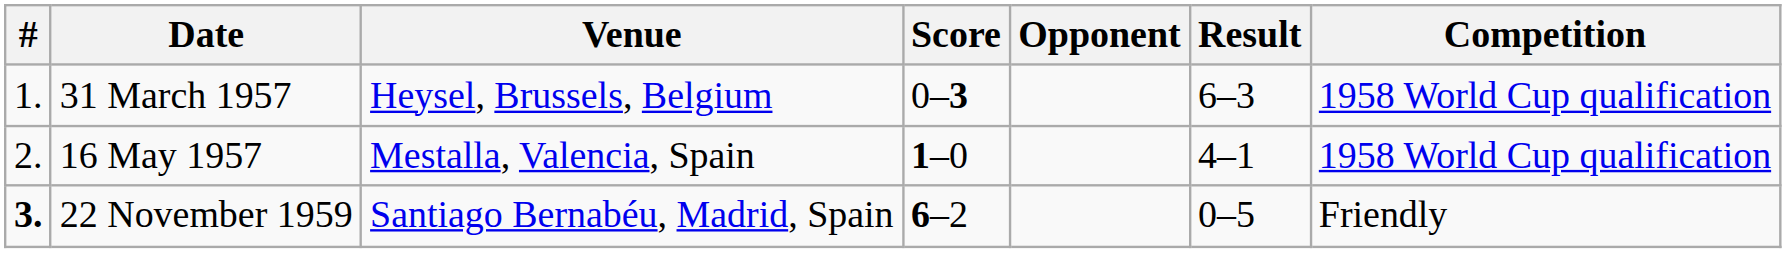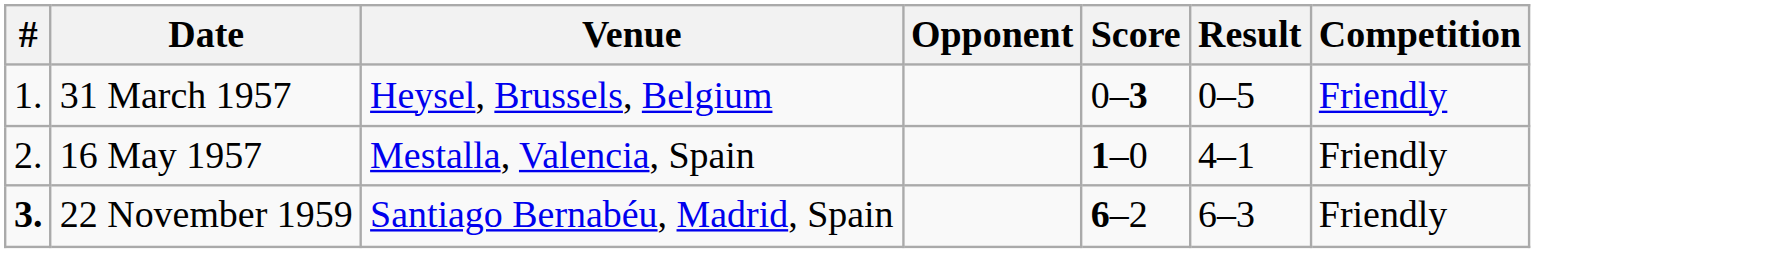columns swapped: (1099, 34) <-> (956, 34)
(1227, 94) 6–3 -> (1227, 94) 0–5
(1545, 94) 1958 World Cup qualification -> (1383, 94) Friendly
(1545, 154) 1958 World Cup qualification -> (1383, 154) Friendly
(1227, 214) 0–5 -> (1227, 214) 6–3
